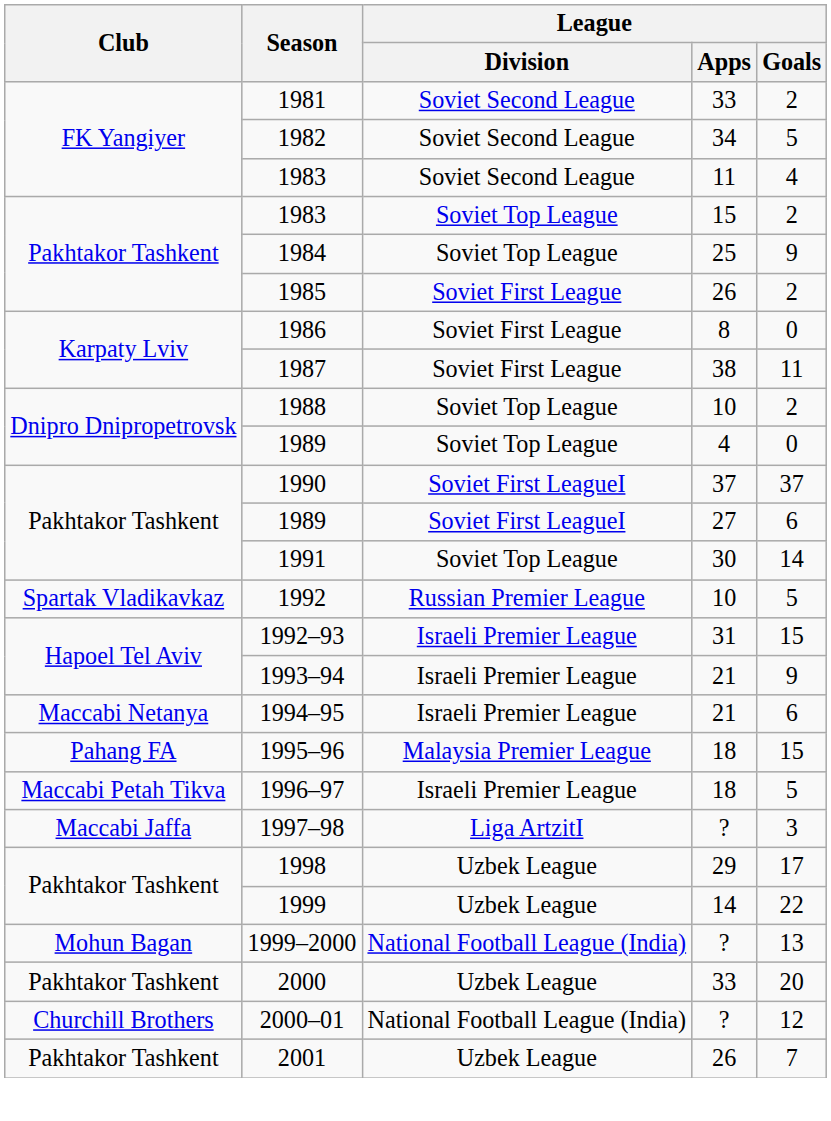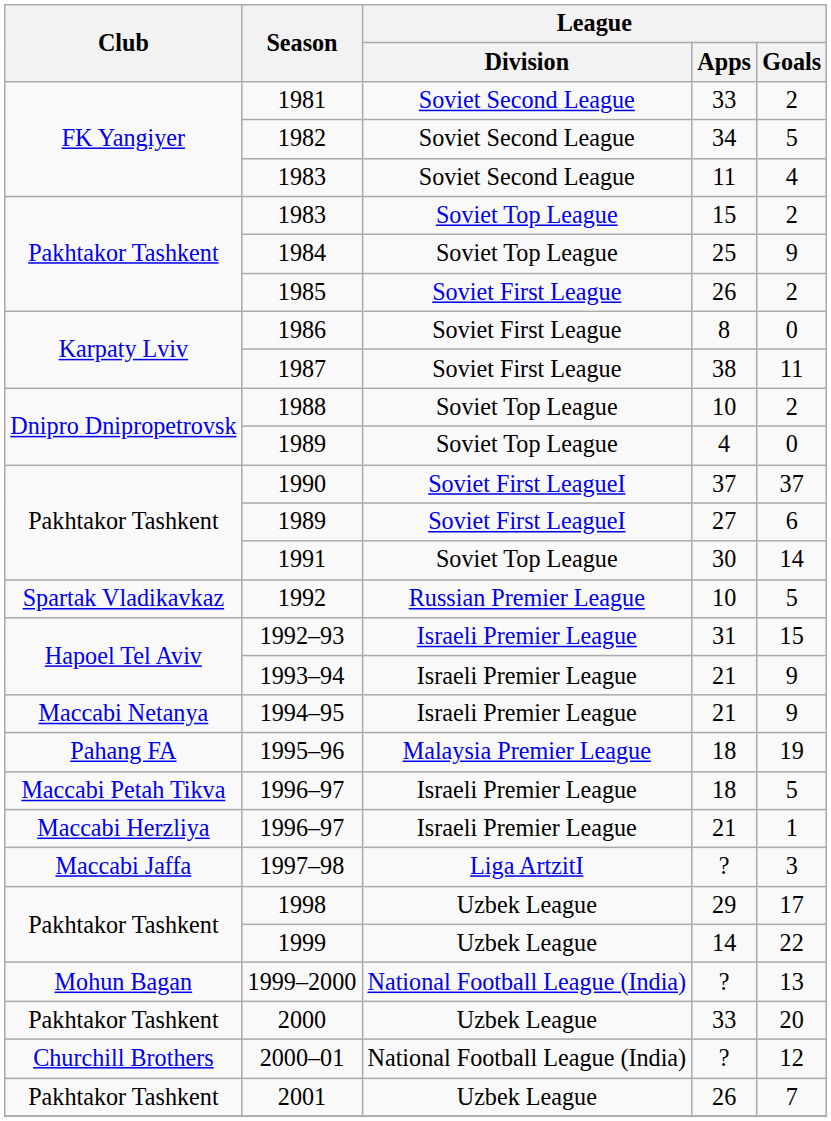(792, 713) 6 -> (792, 713) 9
(792, 751) 15 -> (792, 751) 19
+ row: (302, 828)
